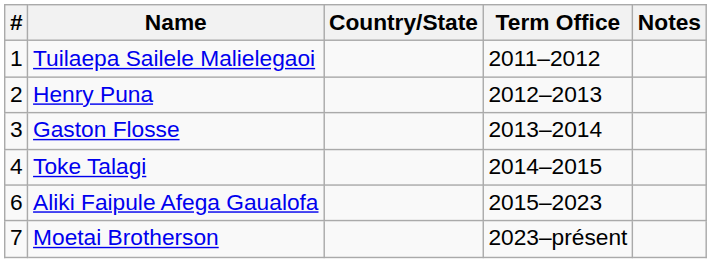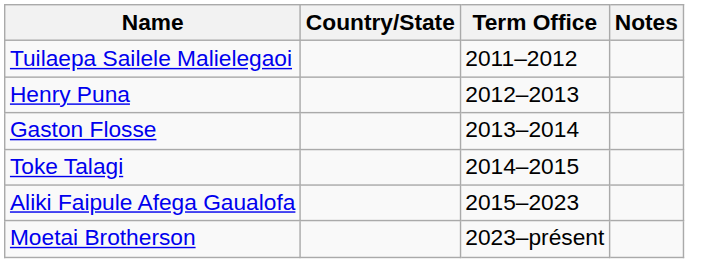- column: (16, 22)
